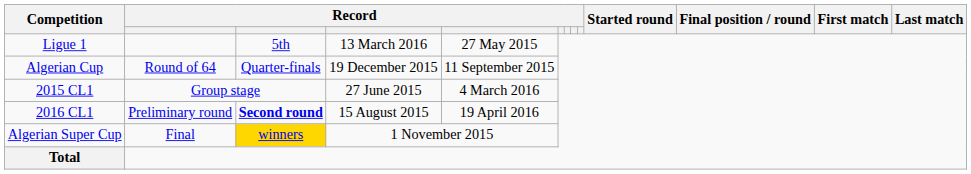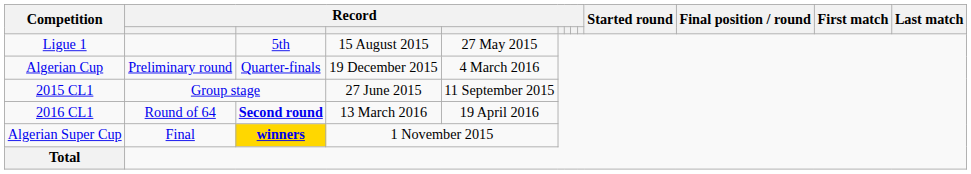(384, 44) 13 March 2016 -> (384, 44) 15 August 2015
(180, 67) Round of 64 -> (180, 67) Preliminary round
(499, 67) 11 September 2015 -> (499, 67) 4 March 2016
(499, 90) 4 March 2016 -> (499, 90) 11 September 2015
(180, 112) Preliminary round -> (180, 112) Round of 64
(384, 112) 15 August 2015 -> (384, 112) 13 March 2016
(281, 135) normal -> (281, 135) bold
